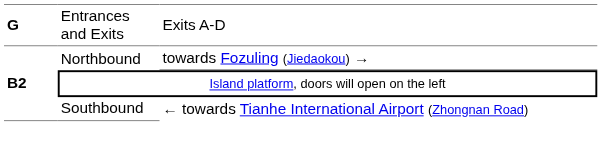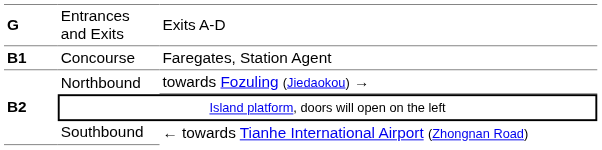+ row: (98, 57)
